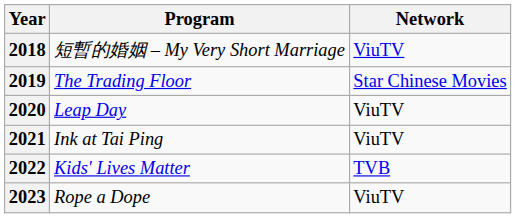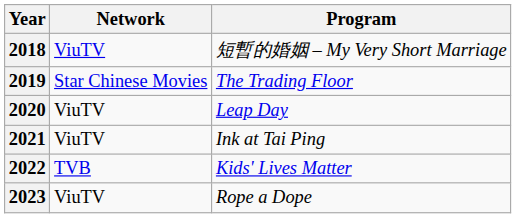columns swapped: (199, 19) <-> (430, 19)
